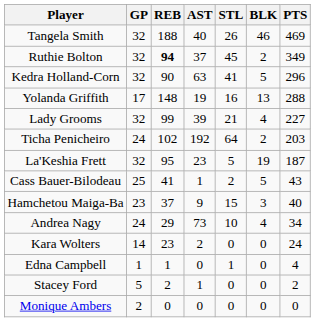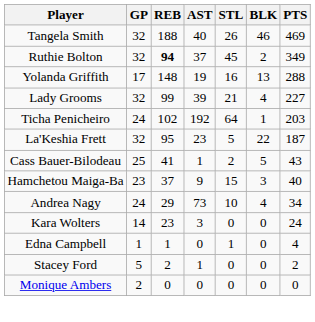- row: (66, 77)
(263, 139) 2 -> (263, 118) 1
(263, 160) 19 -> (263, 139) 22
(200, 243) 2 -> (200, 222) 3
